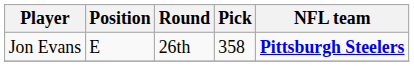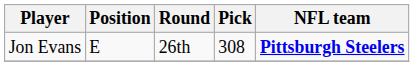(232, 46) 358 -> (232, 46) 308
